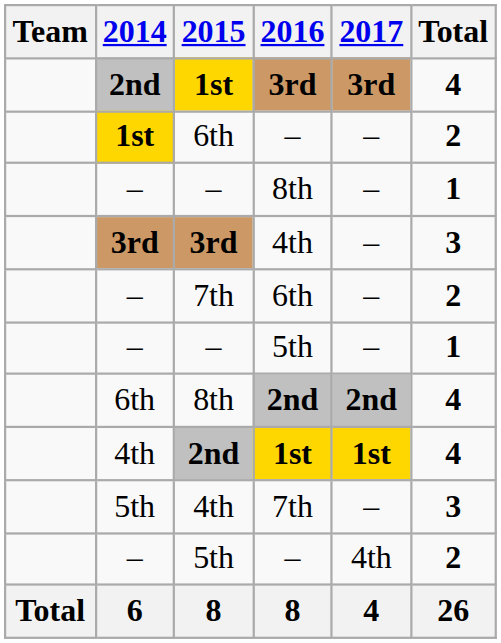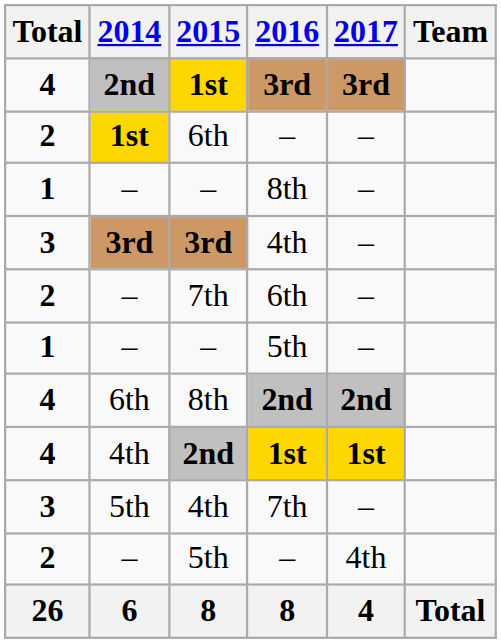columns swapped: (50, 31) <-> (453, 31)
